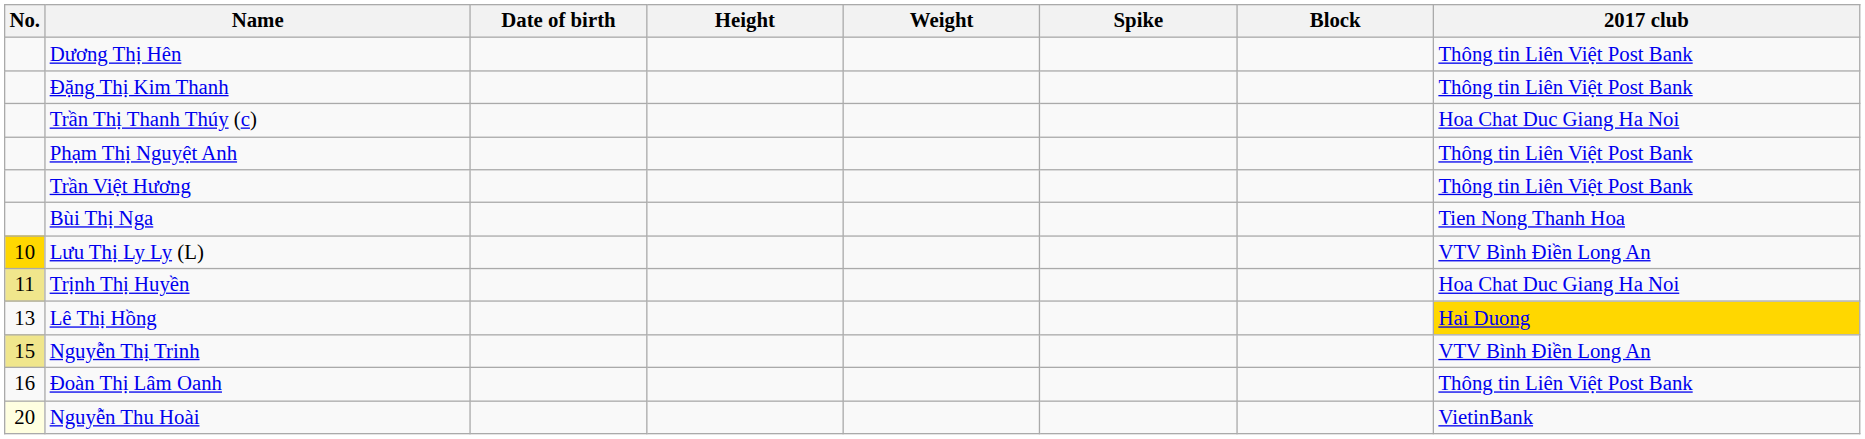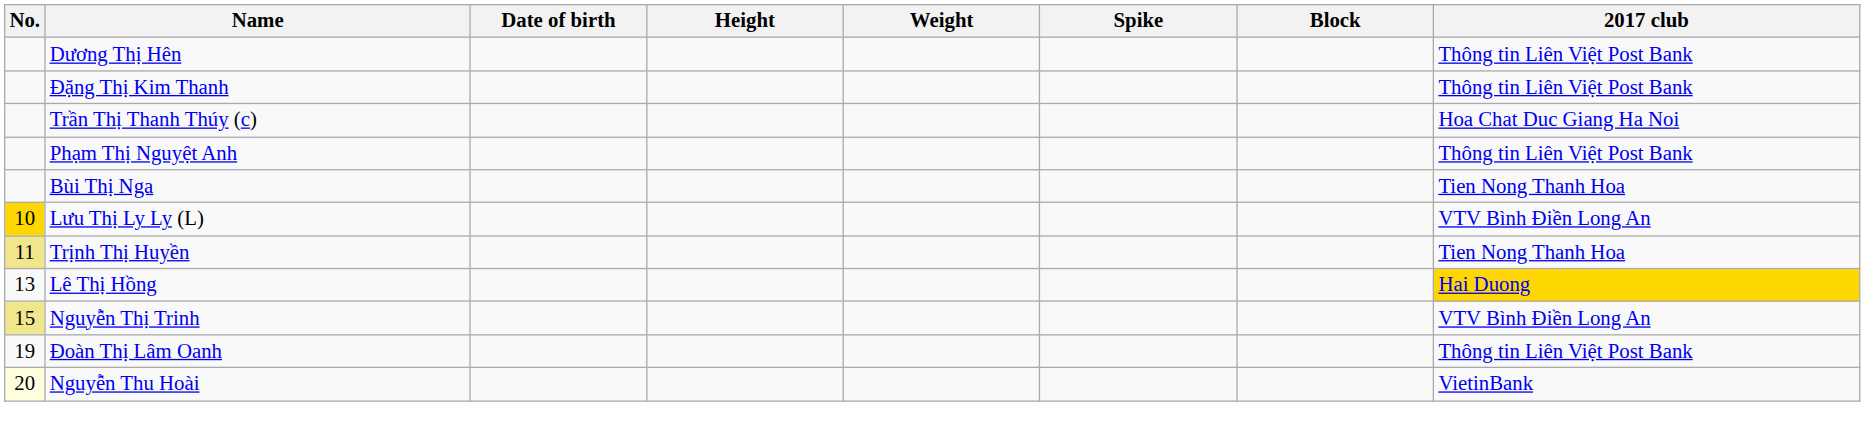- row: (120, 185)
(1559, 284) Hoa Chat Duc Giang Ha Noi -> (1532, 251) Tien Nong Thanh Hoa
(25, 383) 16 -> (25, 350) 19
